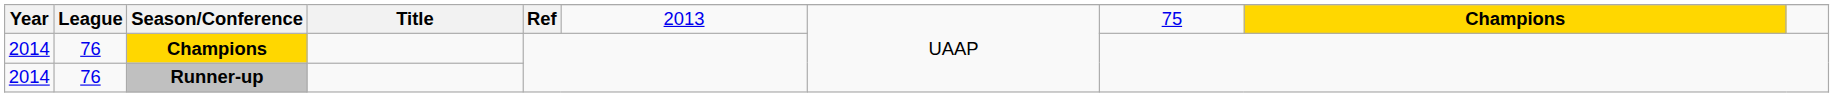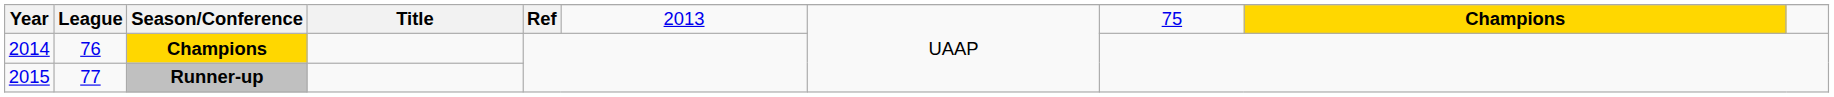(29, 77) 2014 -> (29, 77) 2015
(90, 77) 76 -> (90, 77) 77
